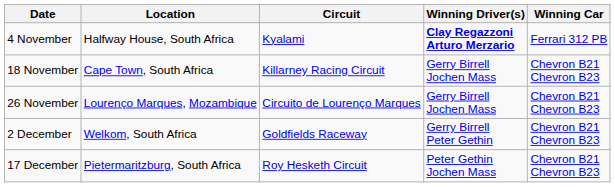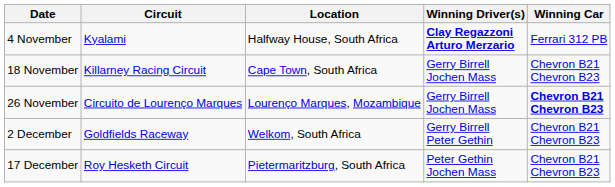columns swapped: (342, 13) <-> (170, 13)
(565, 102) normal -> (567, 102) bold
